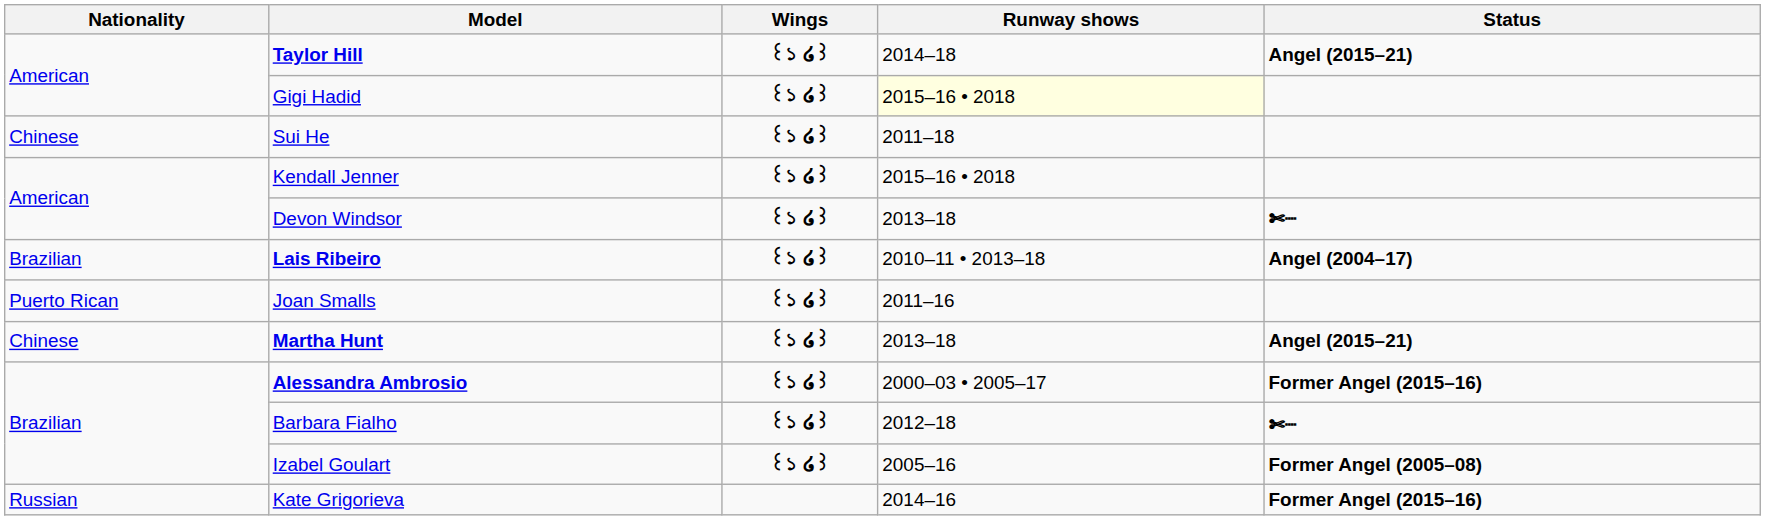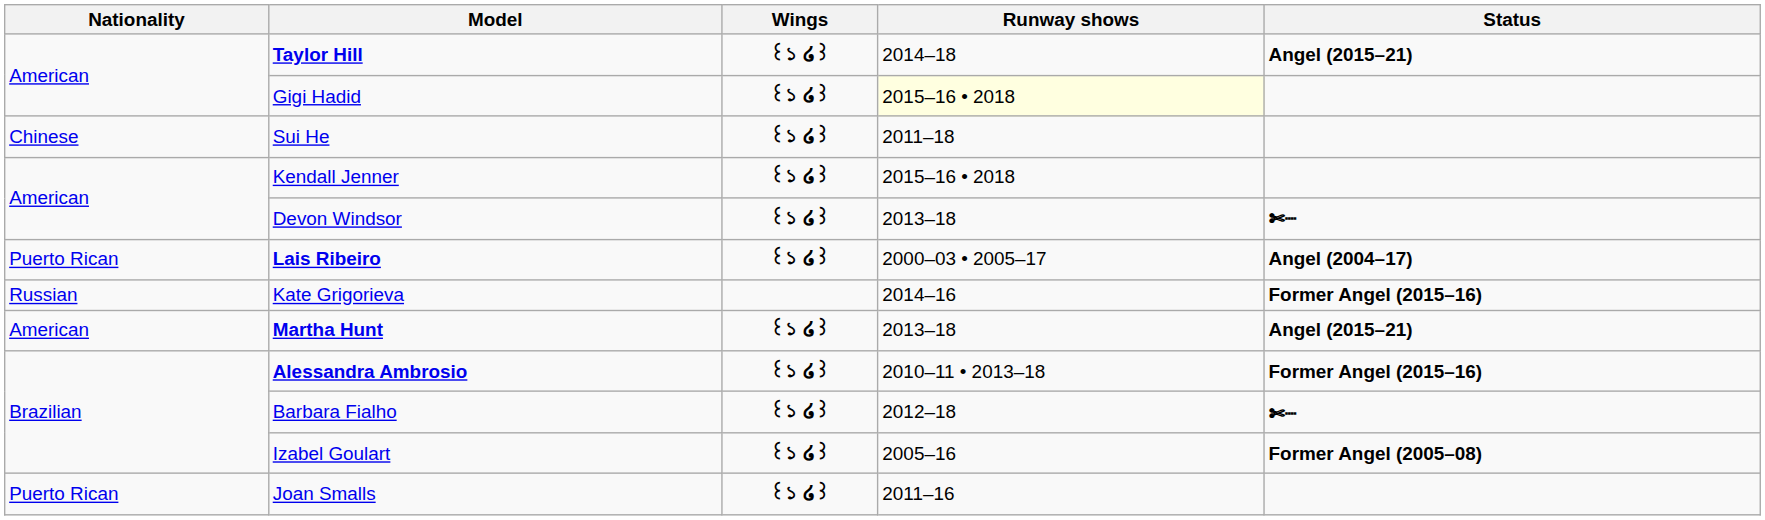(45, 259) Brazilian -> (64, 259) Puerto Rican
(964, 259) 2010–11 • 2013–18 -> (964, 259) 2000–03 • 2005–17
rows swapped: (338, 499) <-> (324, 300)
(44, 341) Chinese -> (49, 330) American
(964, 382) 2000–03 • 2005–17 -> (964, 371) 2010–11 • 2013–18
